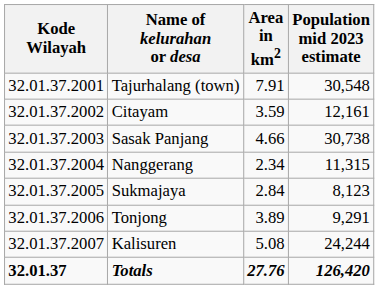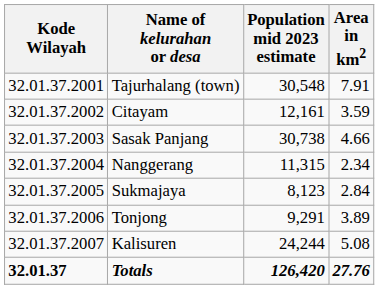columns swapped: (266, 38) <-> (331, 38)
